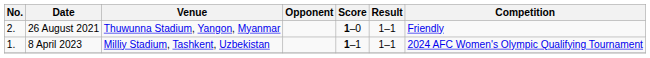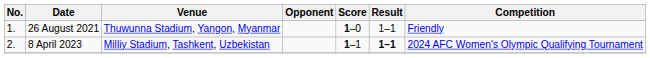(11, 28) 2. -> (11, 28) 1.
(11, 45) 1. -> (11, 45) 2.
(387, 45) normal -> (387, 45) bold
